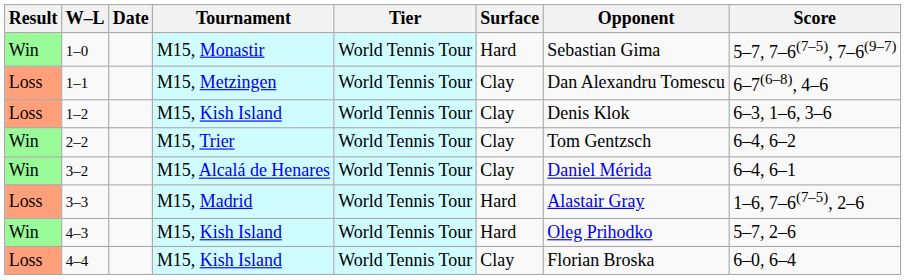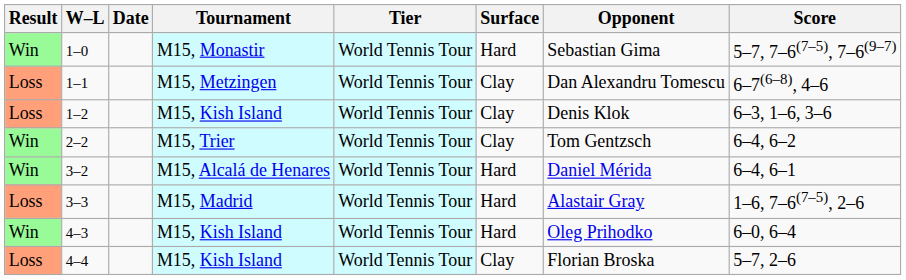(497, 170) Clay -> (498, 170) Hard
(765, 232) 5–7, 2–6 -> (765, 232) 6–0, 6–4
(765, 260) 6–0, 6–4 -> (765, 260) 5–7, 2–6
